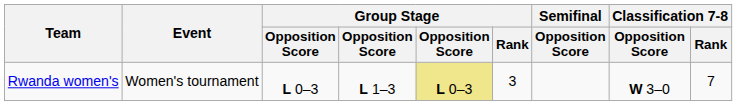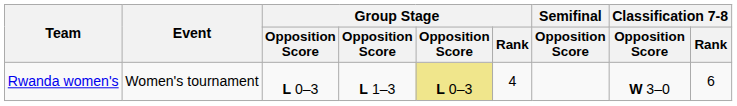(512, 82) 3 -> (512, 82) 4
(711, 82) 7 -> (711, 82) 6
